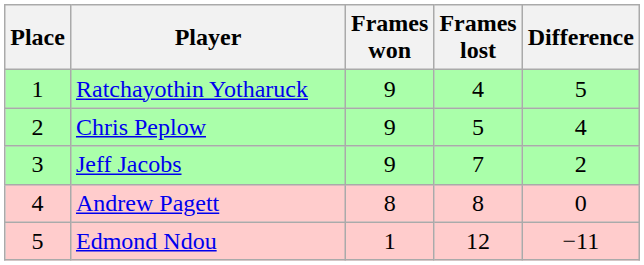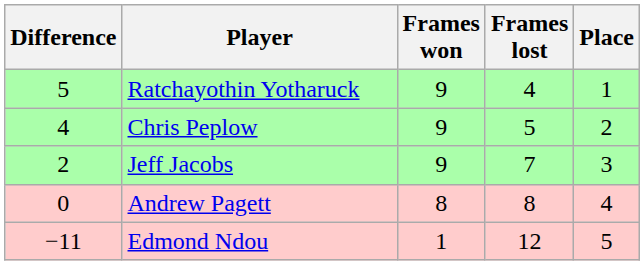columns swapped: (38, 37) <-> (581, 37)
